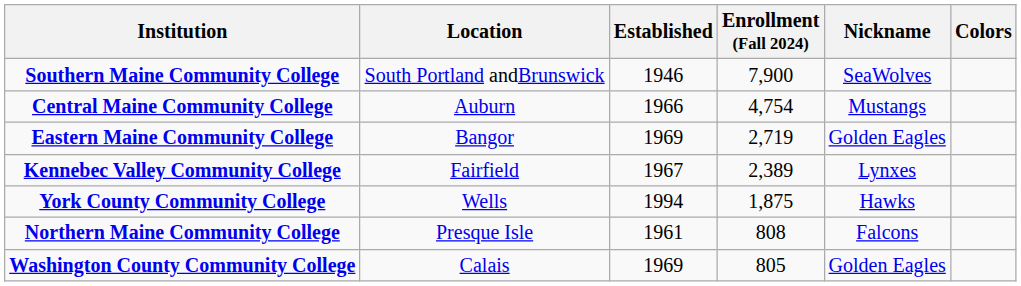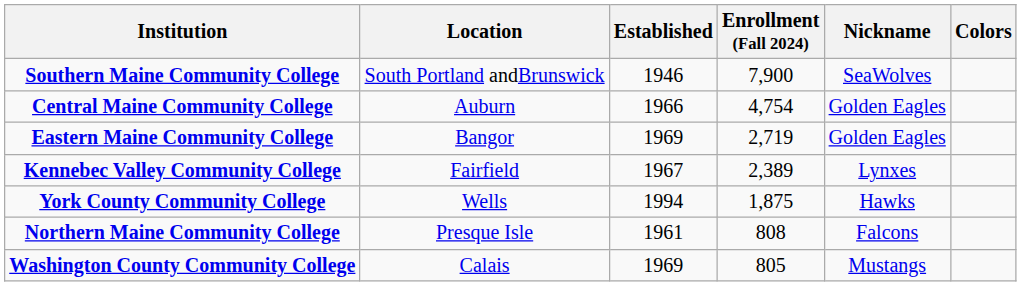(887, 106) Mustangs -> (887, 106) Golden Eagles
(887, 264) Golden Eagles -> (887, 264) Mustangs
